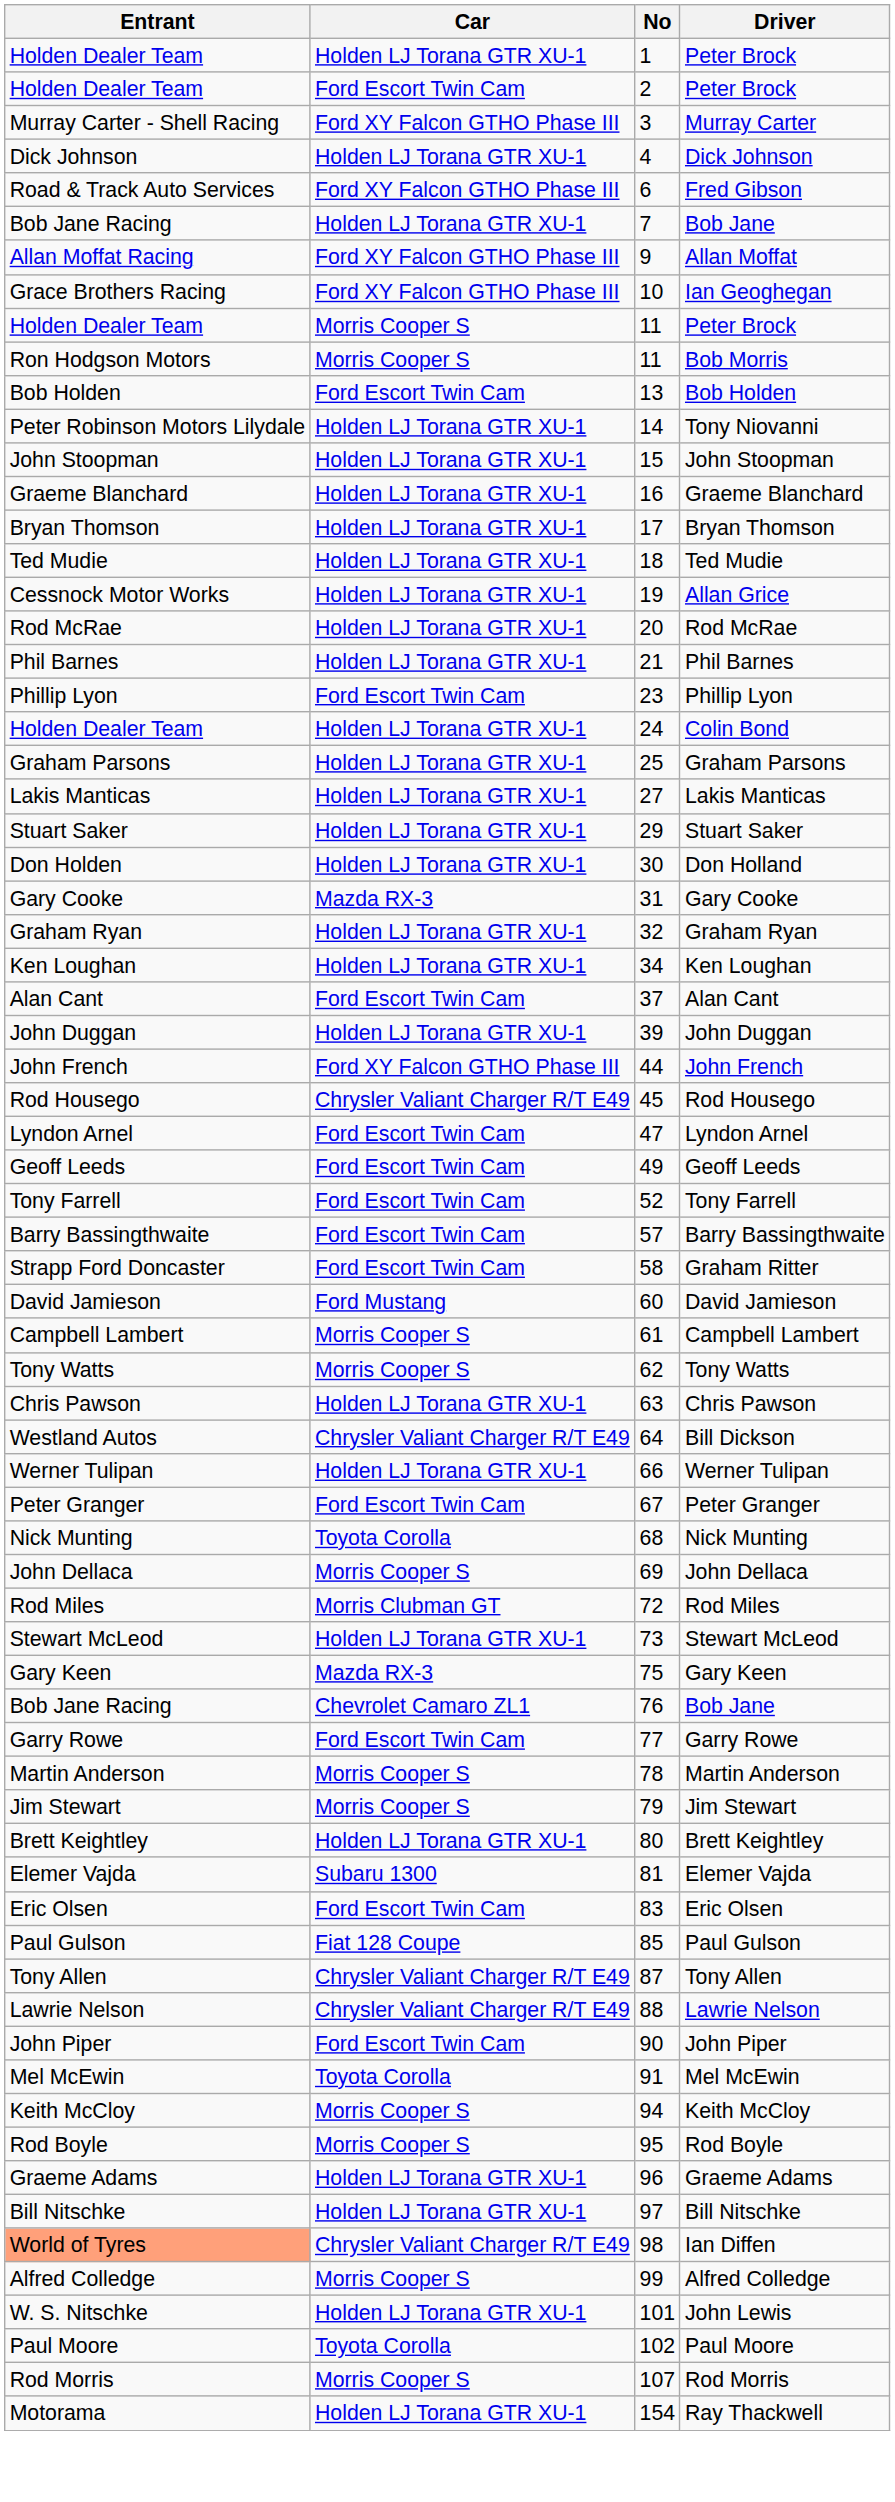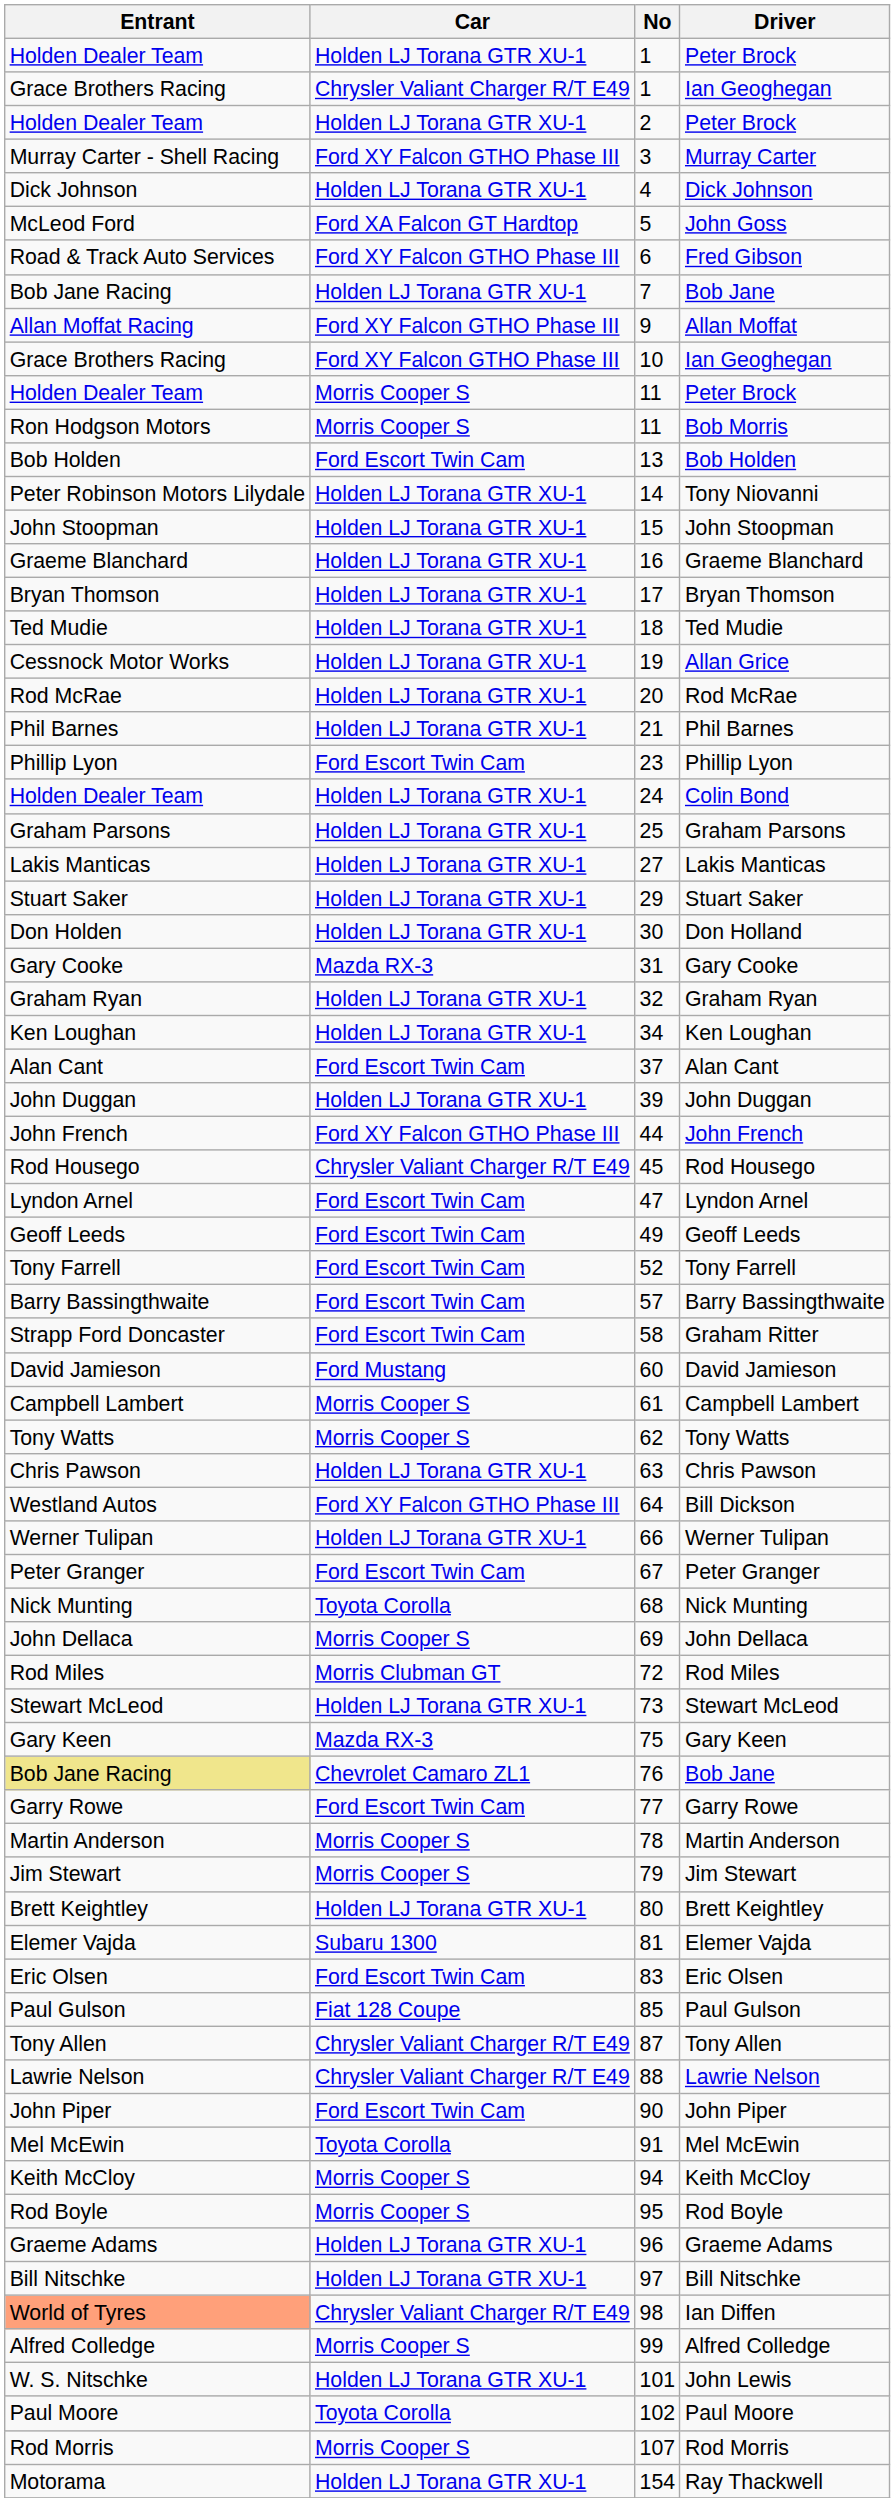+ row: (646, 89)
(420, 89) Ford Escort Twin Cam -> (451, 123) Holden LJ Torana GTR XU-1
+ row: (646, 224)
(472, 1437) Chrysler Valiant Charger R/T E49 -> (467, 1504) Ford XY Falcon GTHO Phase III
(91, 1706) no background -> (91, 1773) khaki background
